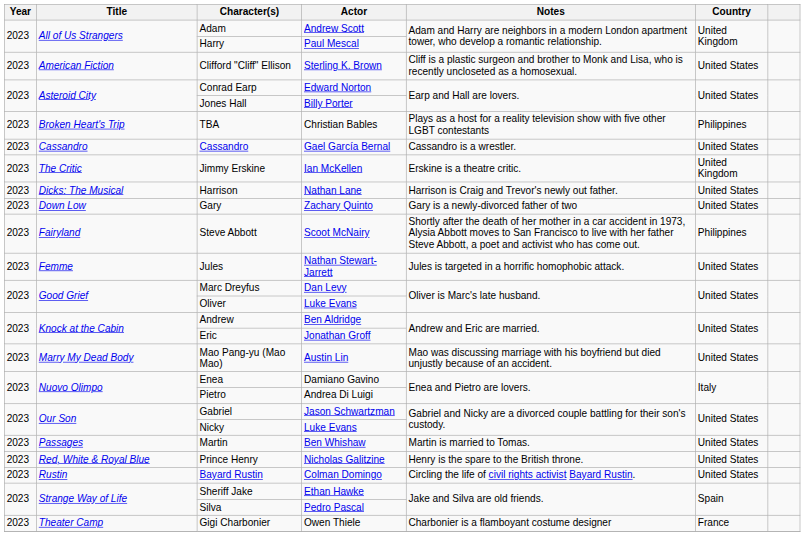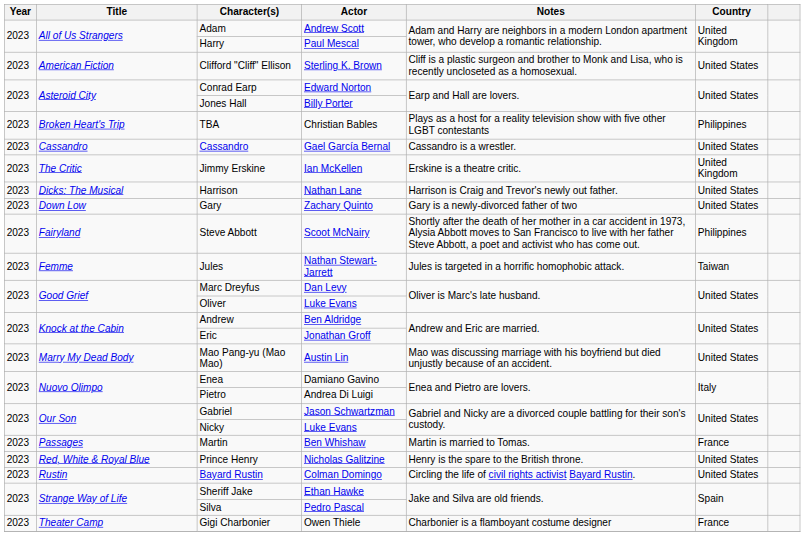(728, 266) United States -> (714, 266) Taiwan
(728, 443) United States -> (714, 443) France
